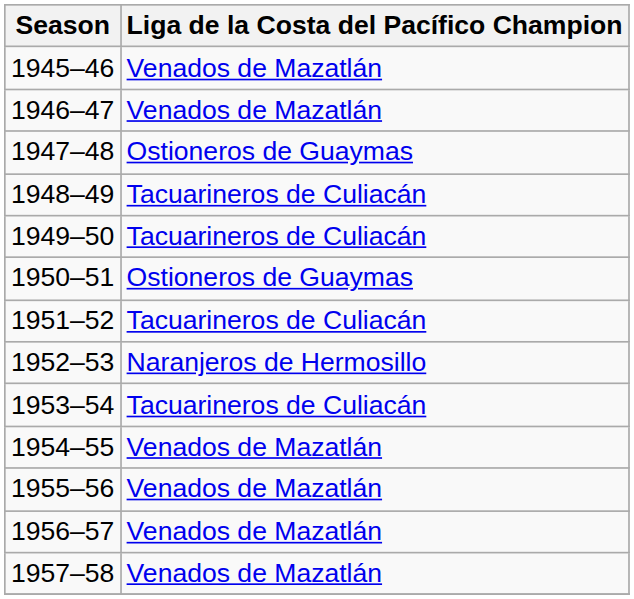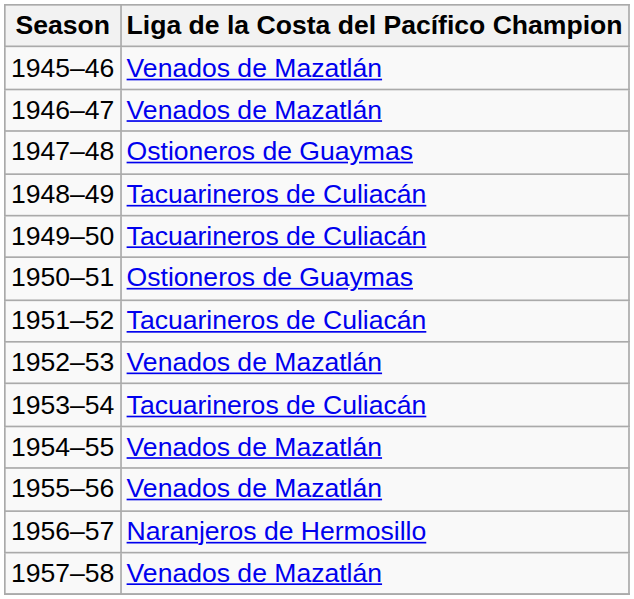(276, 362) Naranjeros de Hermosillo -> (254, 362) Venados de Mazatlán
(254, 531) Venados de Mazatlán -> (276, 531) Naranjeros de Hermosillo
